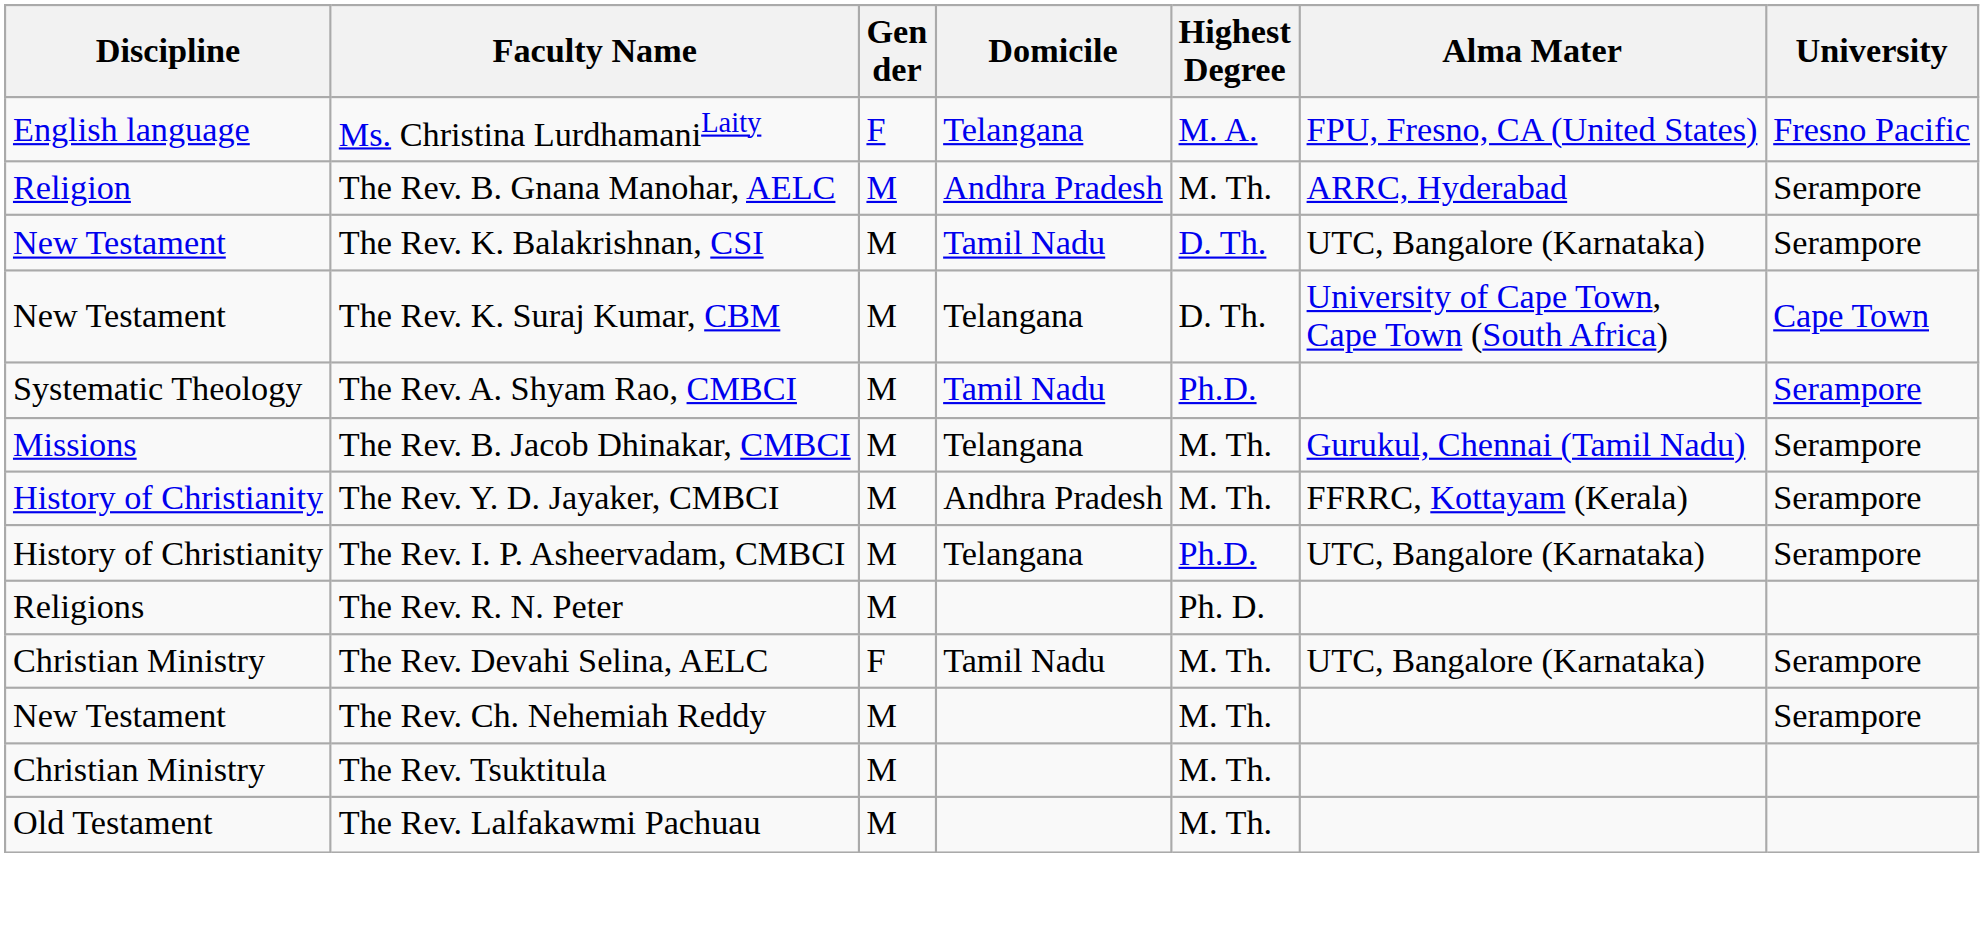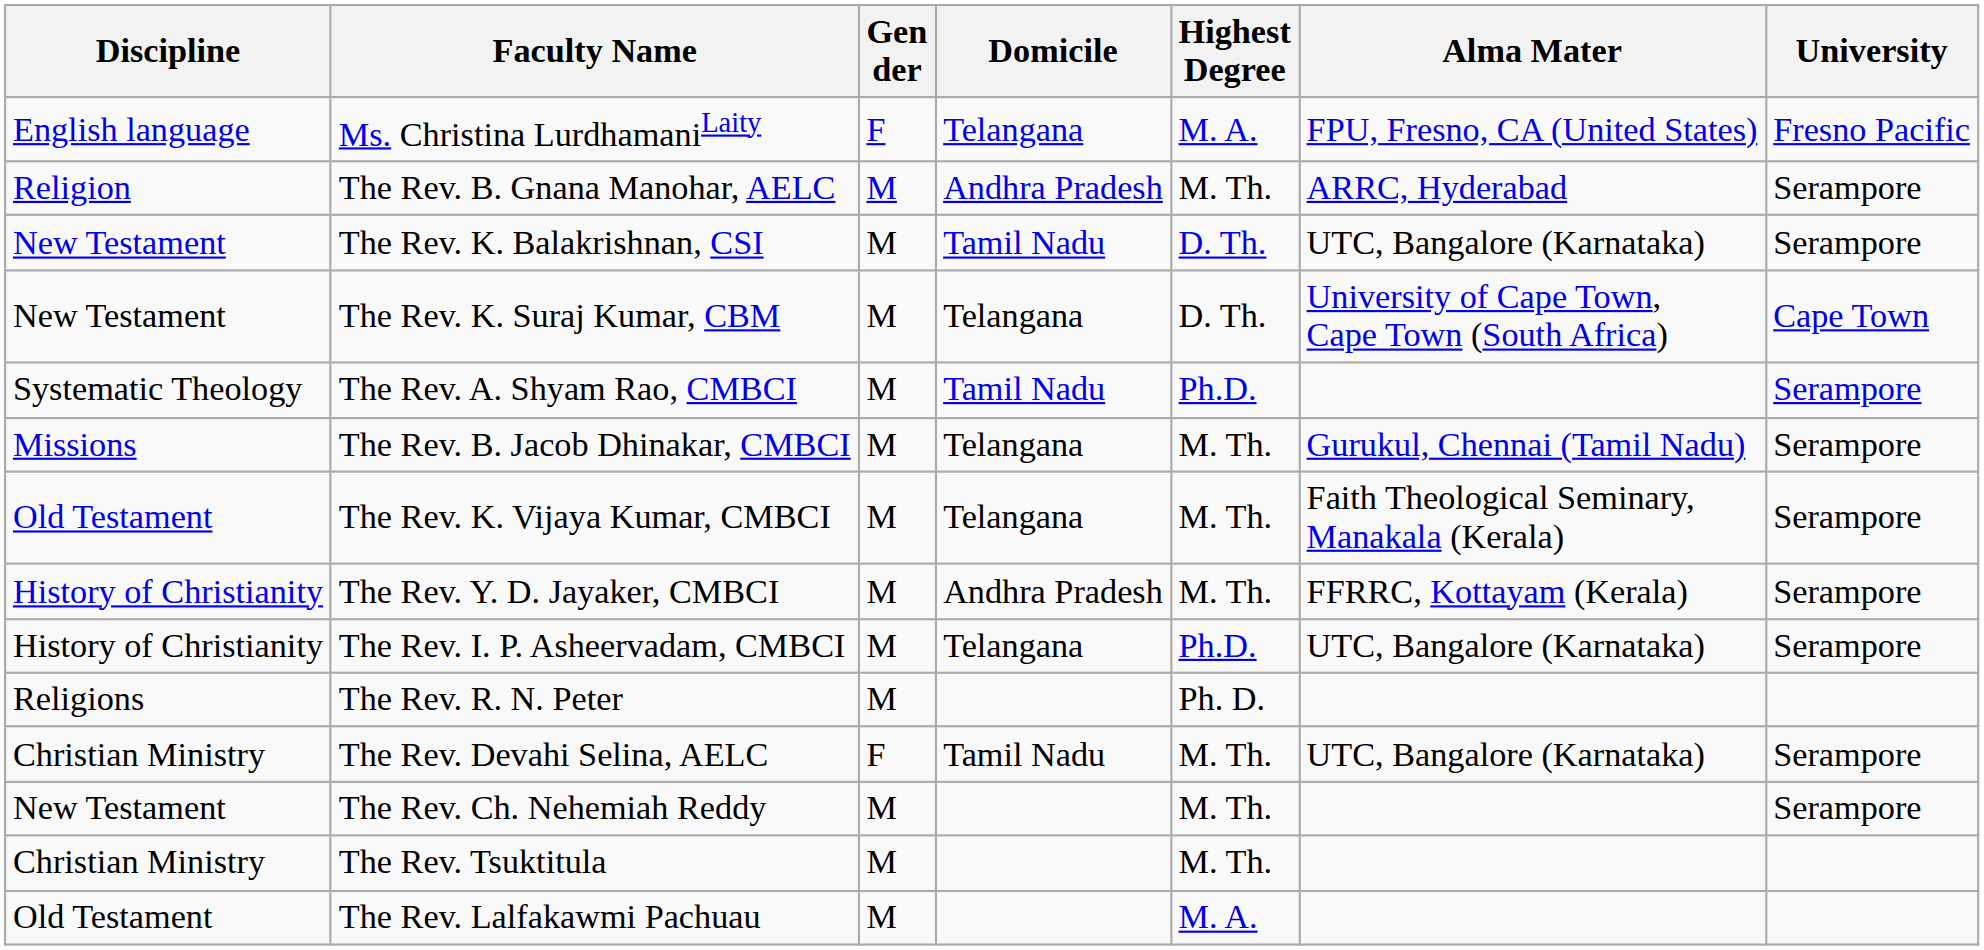+ row: (585, 517)
(1225, 823) M. Th. -> (1218, 916) M. A.
